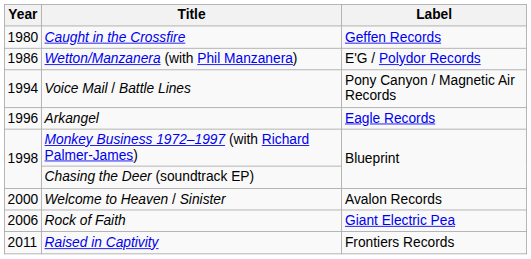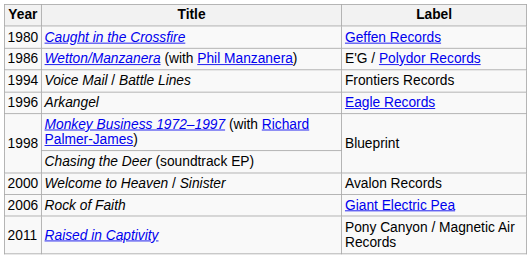(430, 88) Pony Canyon / Magnetic Air Records -> (400, 80) Frontiers Records
(400, 242) Frontiers Records -> (430, 235) Pony Canyon / Magnetic Air Records
